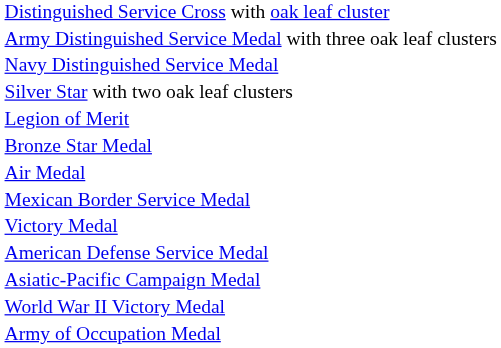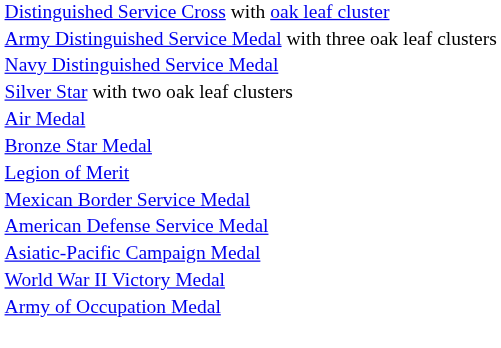rows swapped: (67, 118) <-> (45, 172)
- row: (61, 226)
